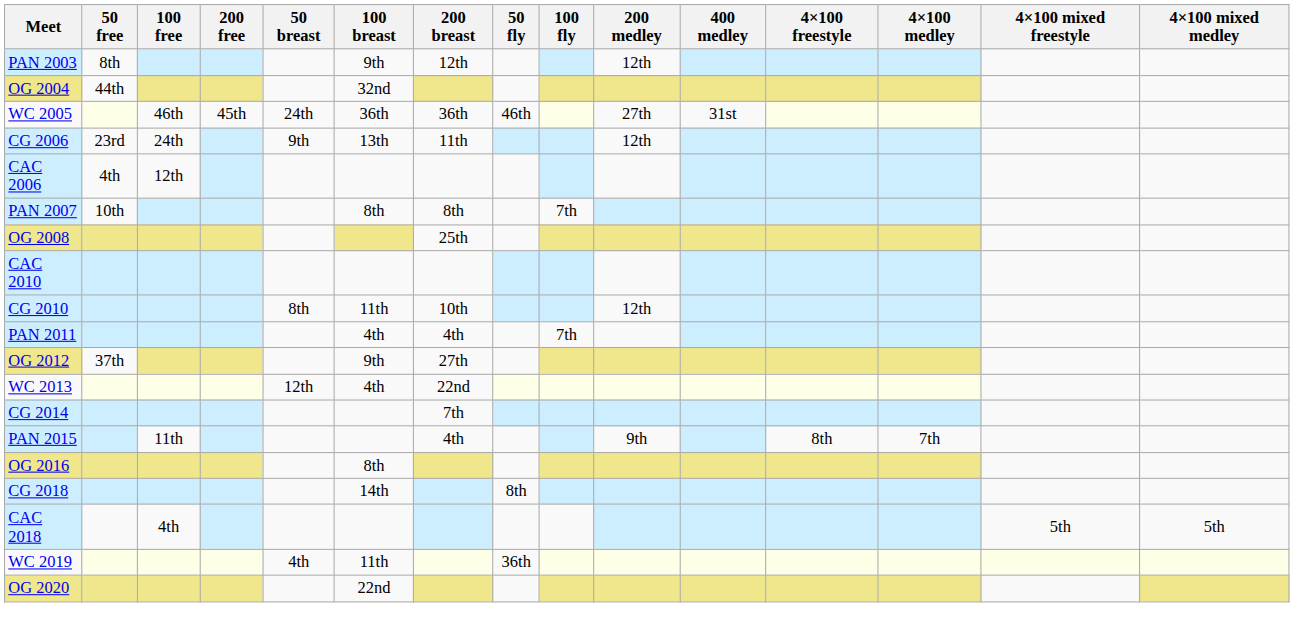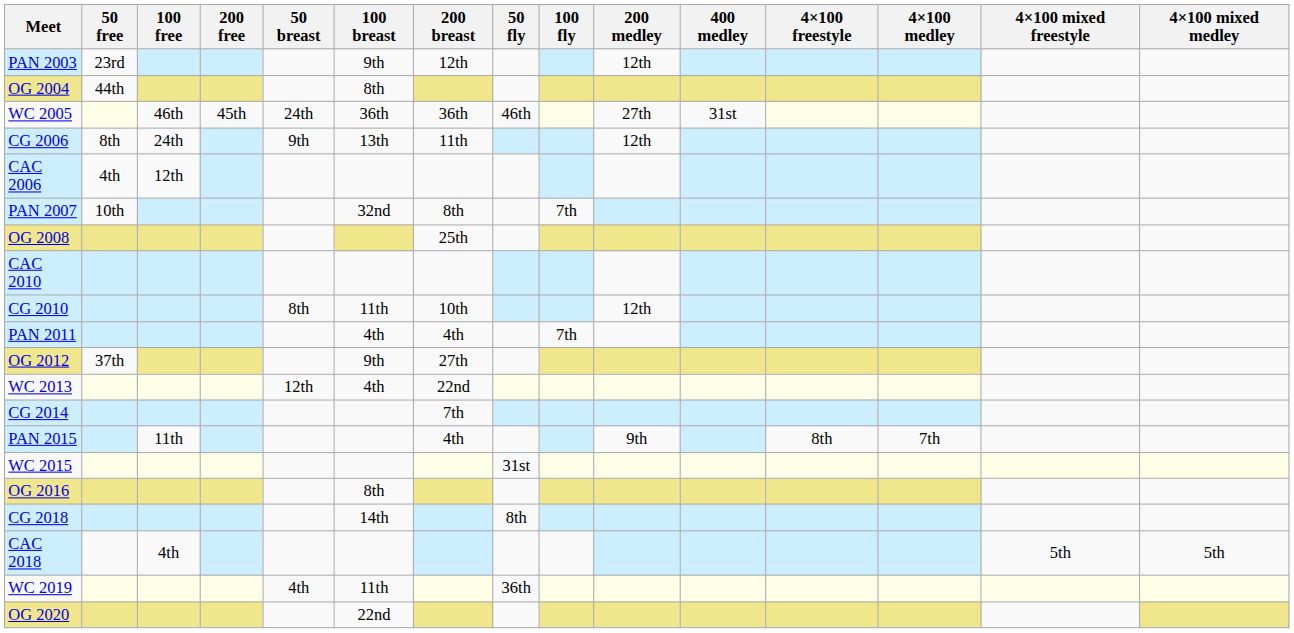(110, 62) 8th -> (110, 62) 23rd
(374, 88) 32nd -> (374, 88) 8th
(110, 140) 23rd -> (110, 140) 8th
(374, 211) 8th -> (374, 211) 32nd
+ row: (40, 465)
